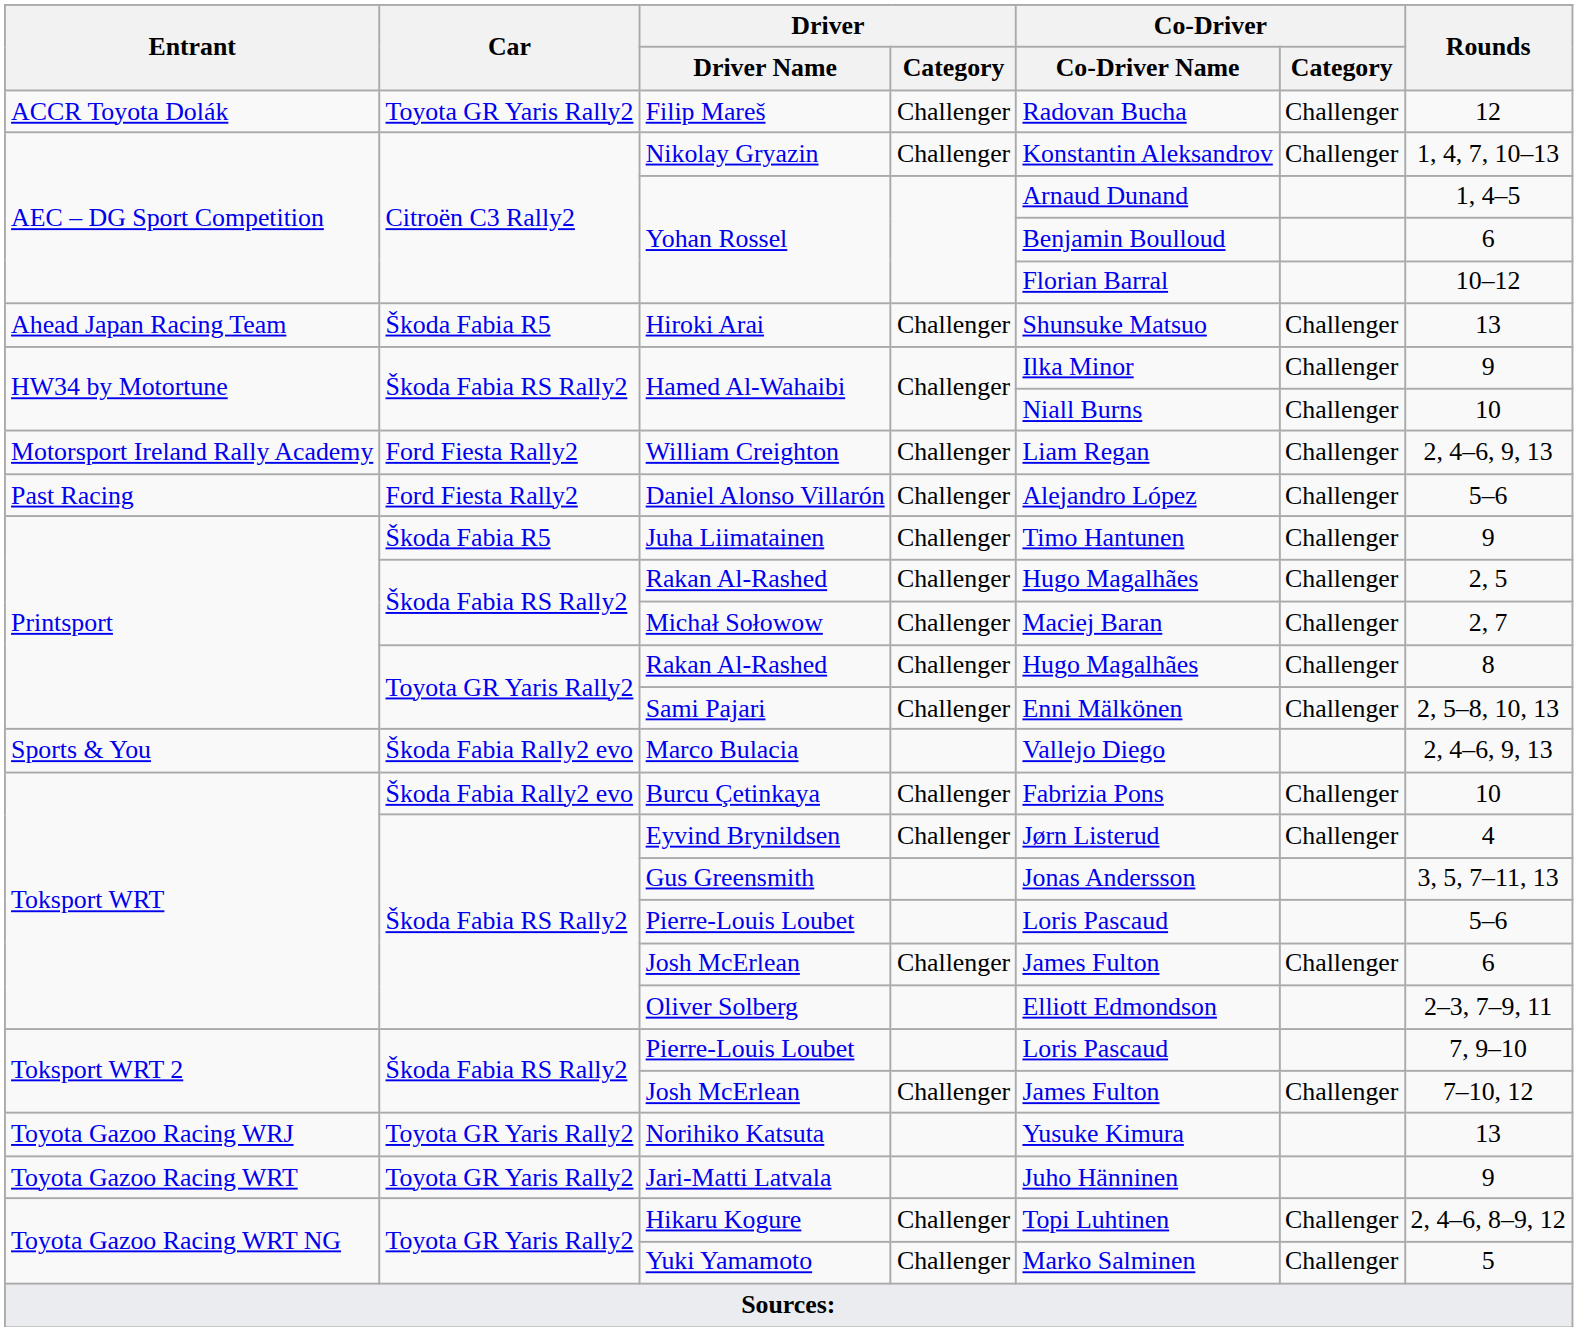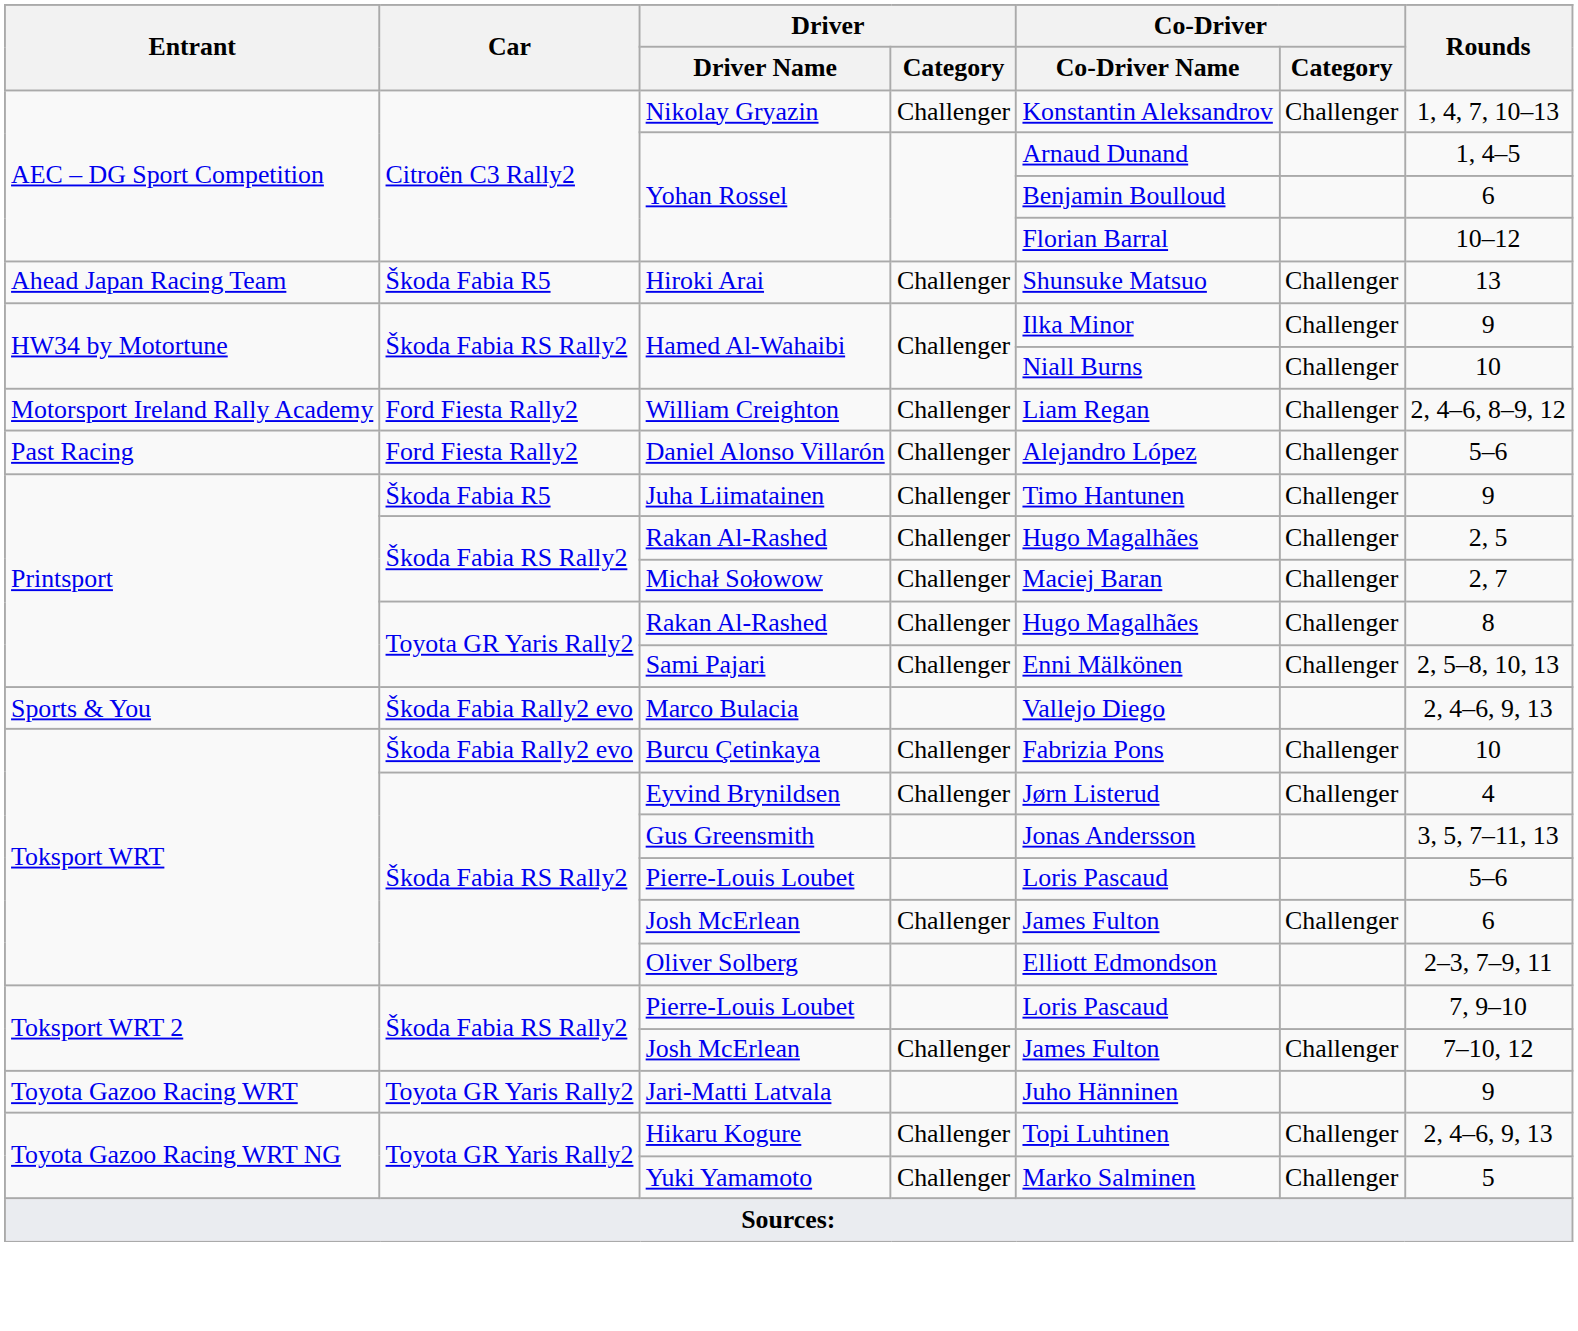- row: (120, 110)
(1488, 451) 2, 4–6, 9, 13 -> (1488, 409) 2, 4–6, 8–9, 12
- row: (152, 1133)
(1488, 1219) 2, 4–6, 8–9, 12 -> (1488, 1133) 2, 4–6, 9, 13
